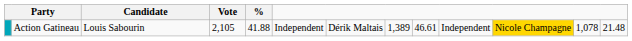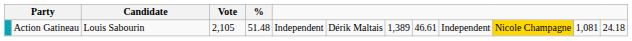(259, 28) 41.88 -> (259, 28) 51.48
(587, 28) 1,078 -> (587, 28) 1,081
(614, 28) 21.48 -> (614, 28) 24.18
